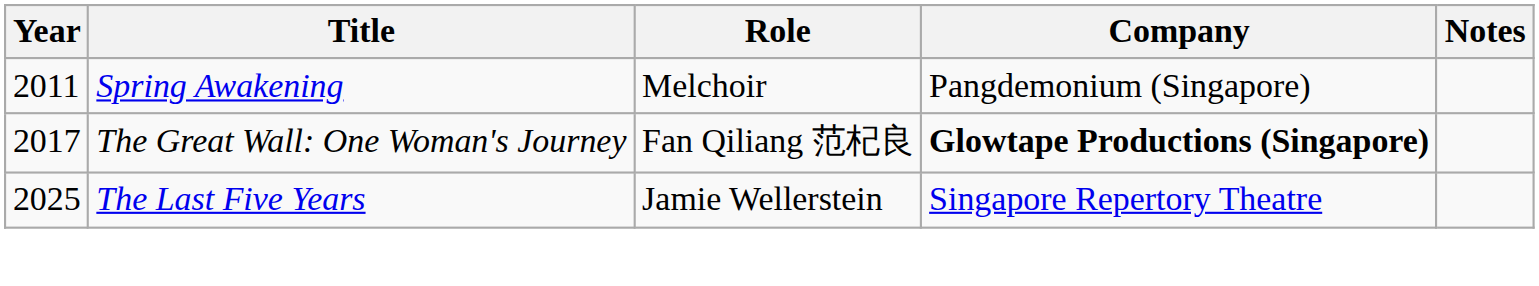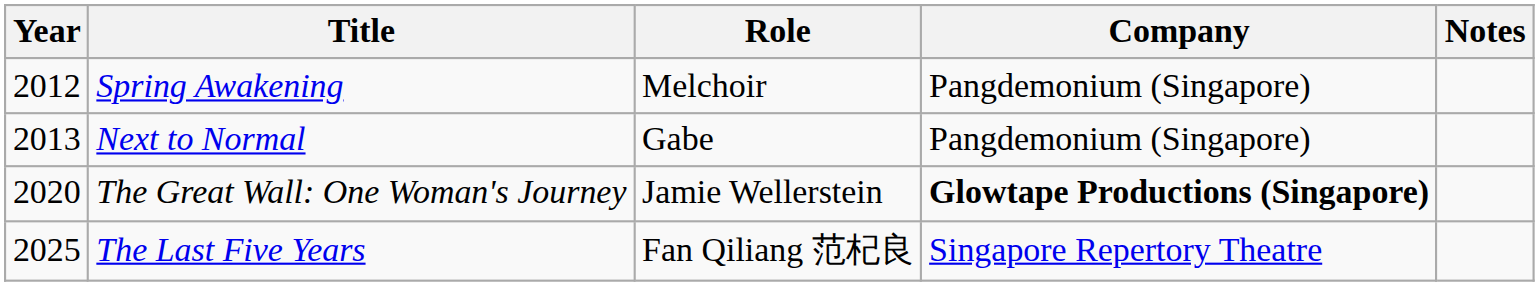(46, 85) 2011 -> (47, 85) 2012
+ row: (201, 138)
(47, 142) 2017 -> (47, 192) 2020
(778, 141) Fan Qiliang 范杞良 -> (762, 192) Jamie Wellerstein
(762, 199) Jamie Wellerstein -> (778, 248) Fan Qiliang 范杞良
